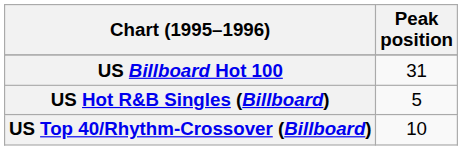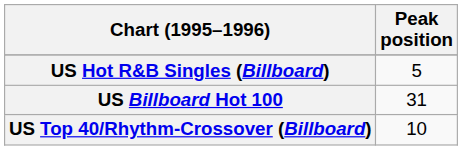rows swapped: (190, 70) <-> (190, 99)
